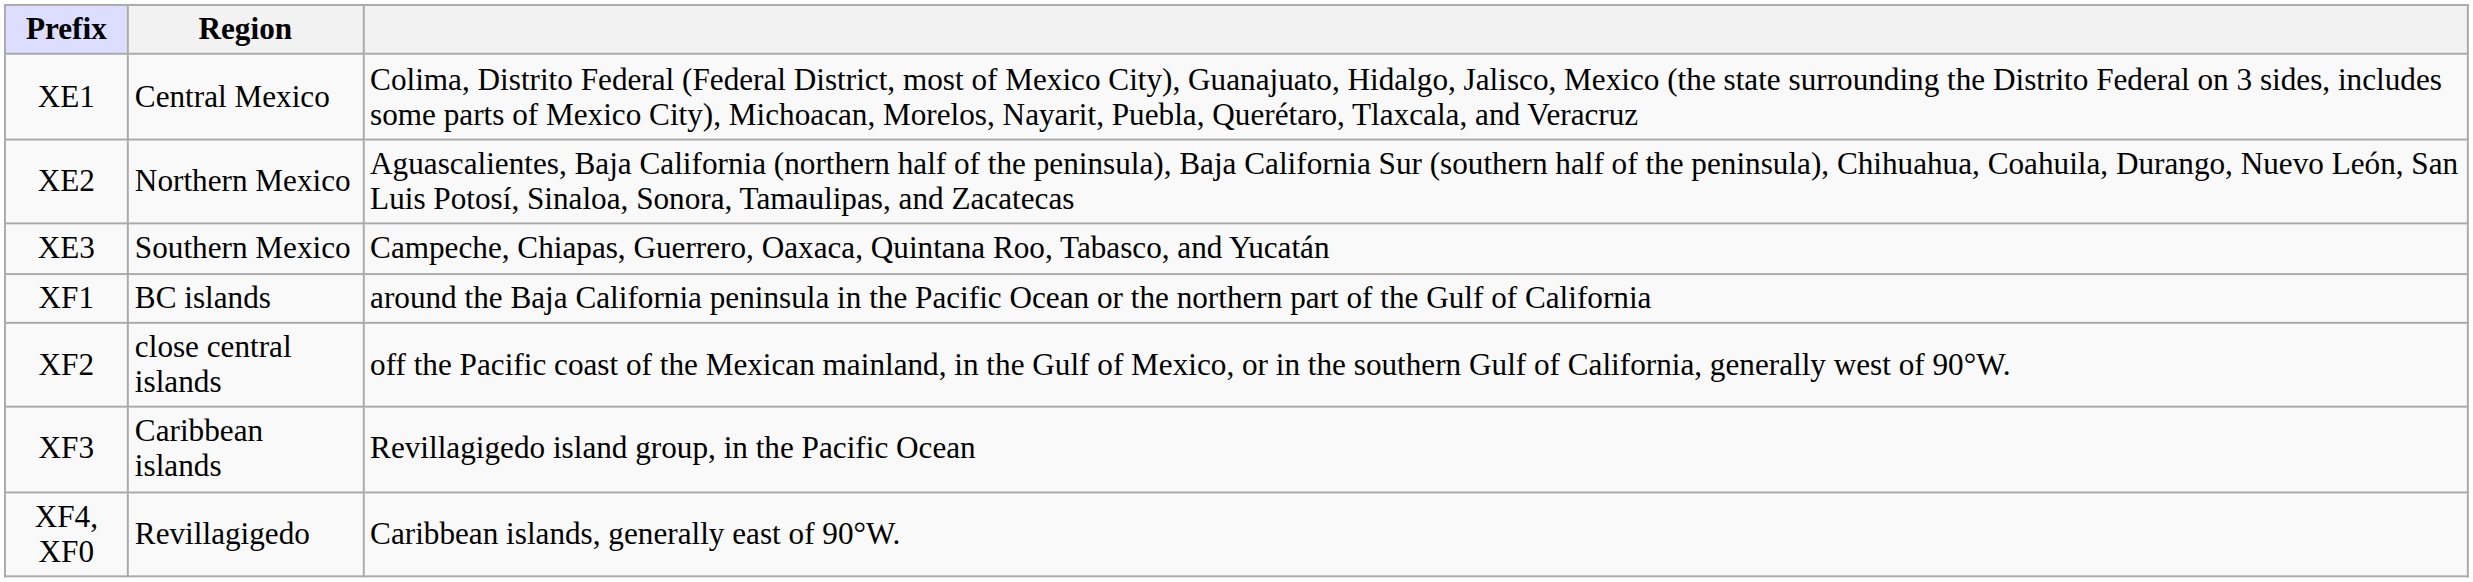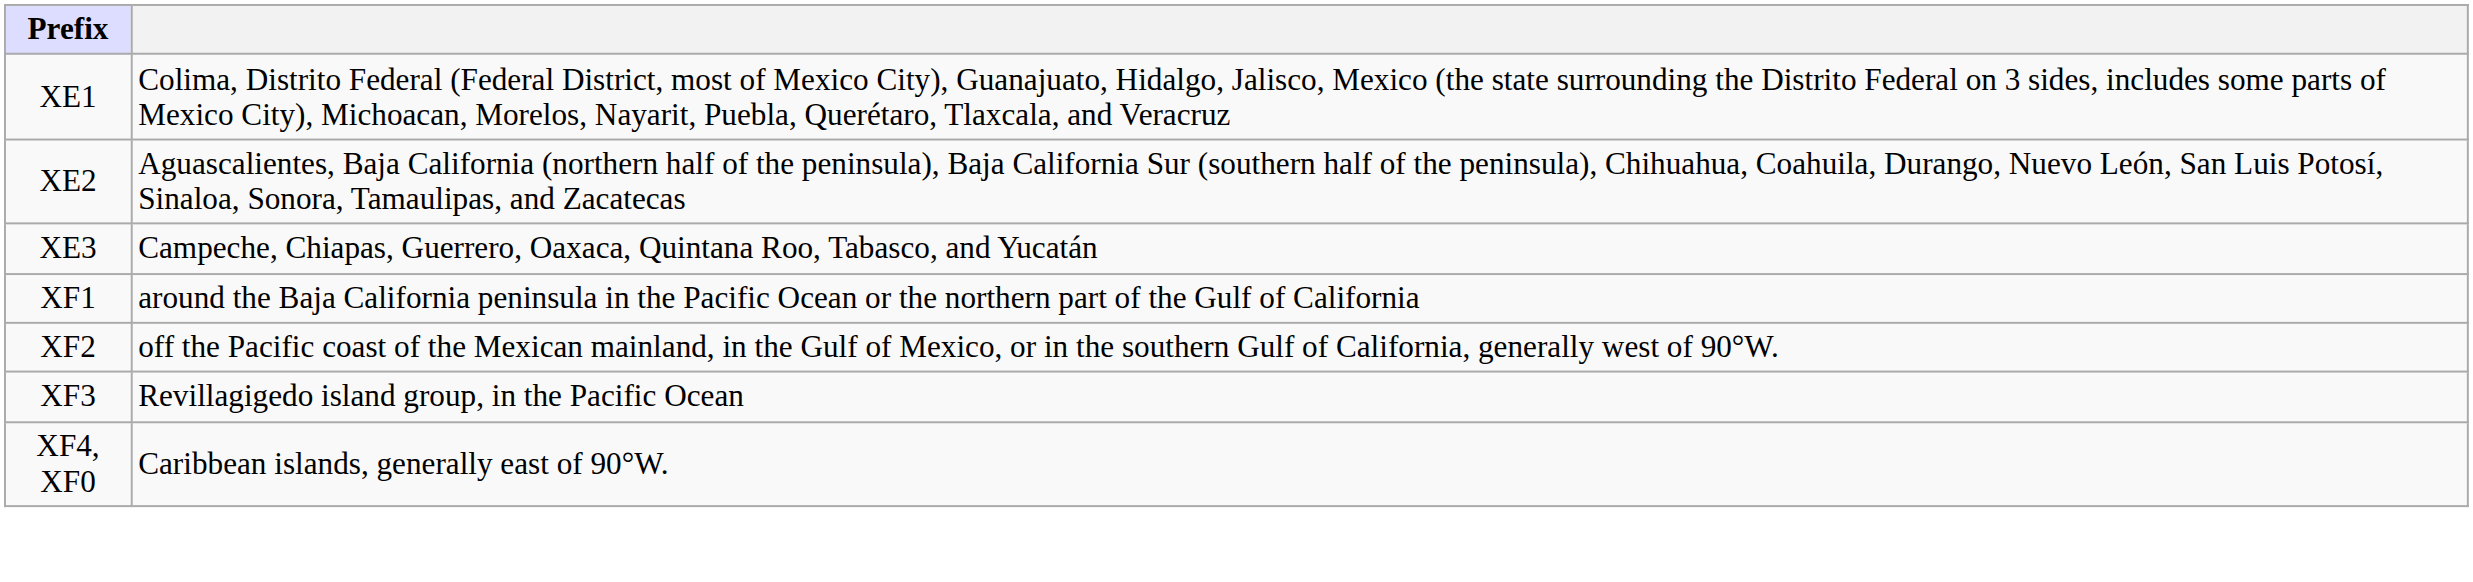- column: (245, 29)
